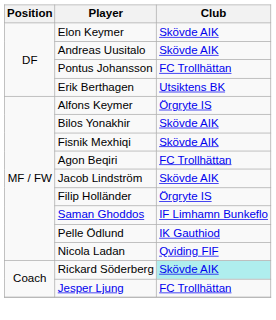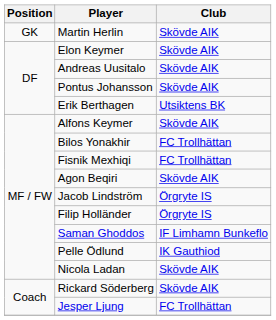+ row: (90, 32)
(195, 68) FC Trollhättan -> (189, 87) Skövde AIK
(185, 105) Örgryte IS -> (189, 123) Skövde AIK
(189, 123) Skövde AIK -> (195, 142) FC Trollhättan
(189, 142) Skövde AIK -> (195, 160) FC Trollhättan
(195, 160) FC Trollhättan -> (189, 178) Skövde AIK
(189, 178) Skövde AIK -> (185, 196) Örgryte IS
(189, 251) Qviding FIF -> (189, 269) Skövde AIK
(189, 269) paleturquoise background -> (189, 288) no background
